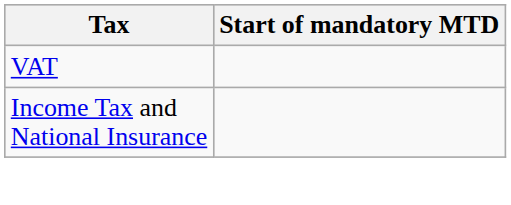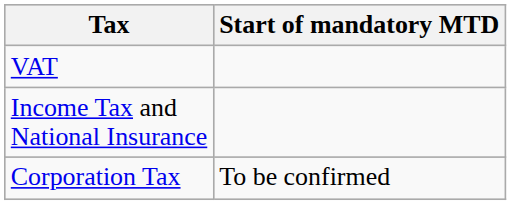+ row: (96, 177)
